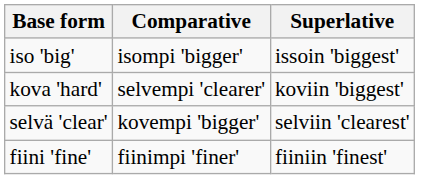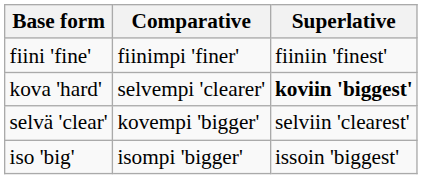rows swapped: (42, 55) <-> (50, 156)
(339, 88) normal -> (344, 88) bold
